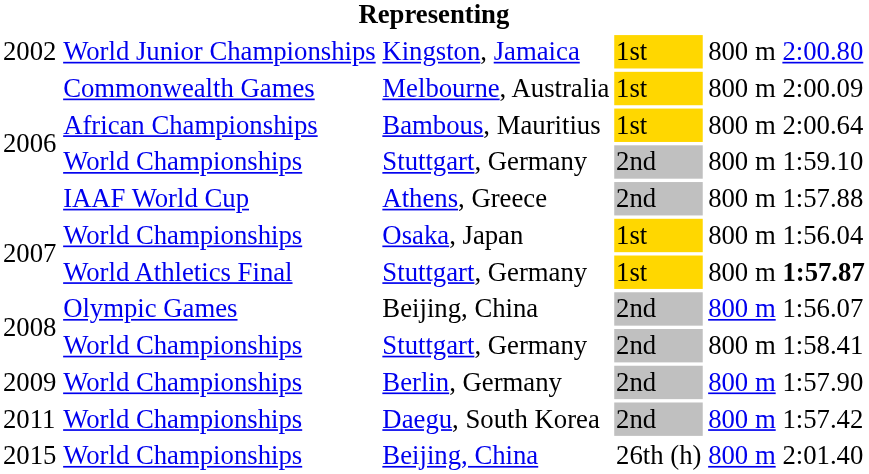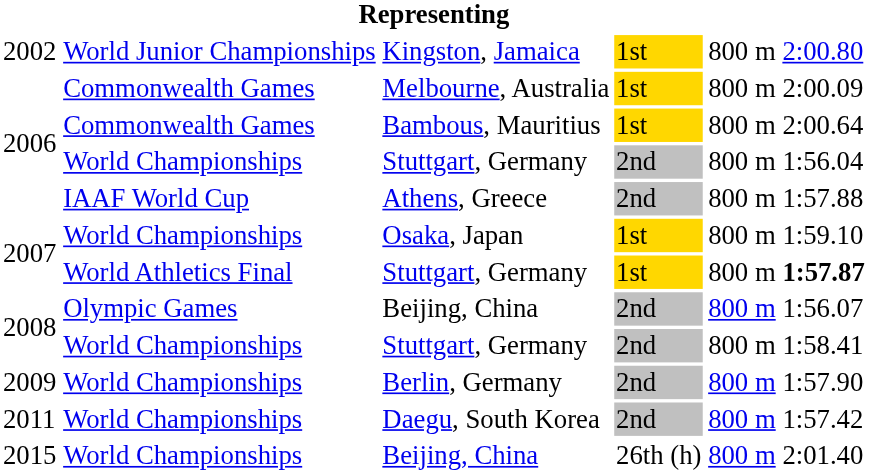(190, 124) African Championships -> (189, 124) Commonwealth Games
(823, 161) 1:59.10 -> (823, 161) 1:56.04
(823, 235) 1:56.04 -> (823, 235) 1:59.10
